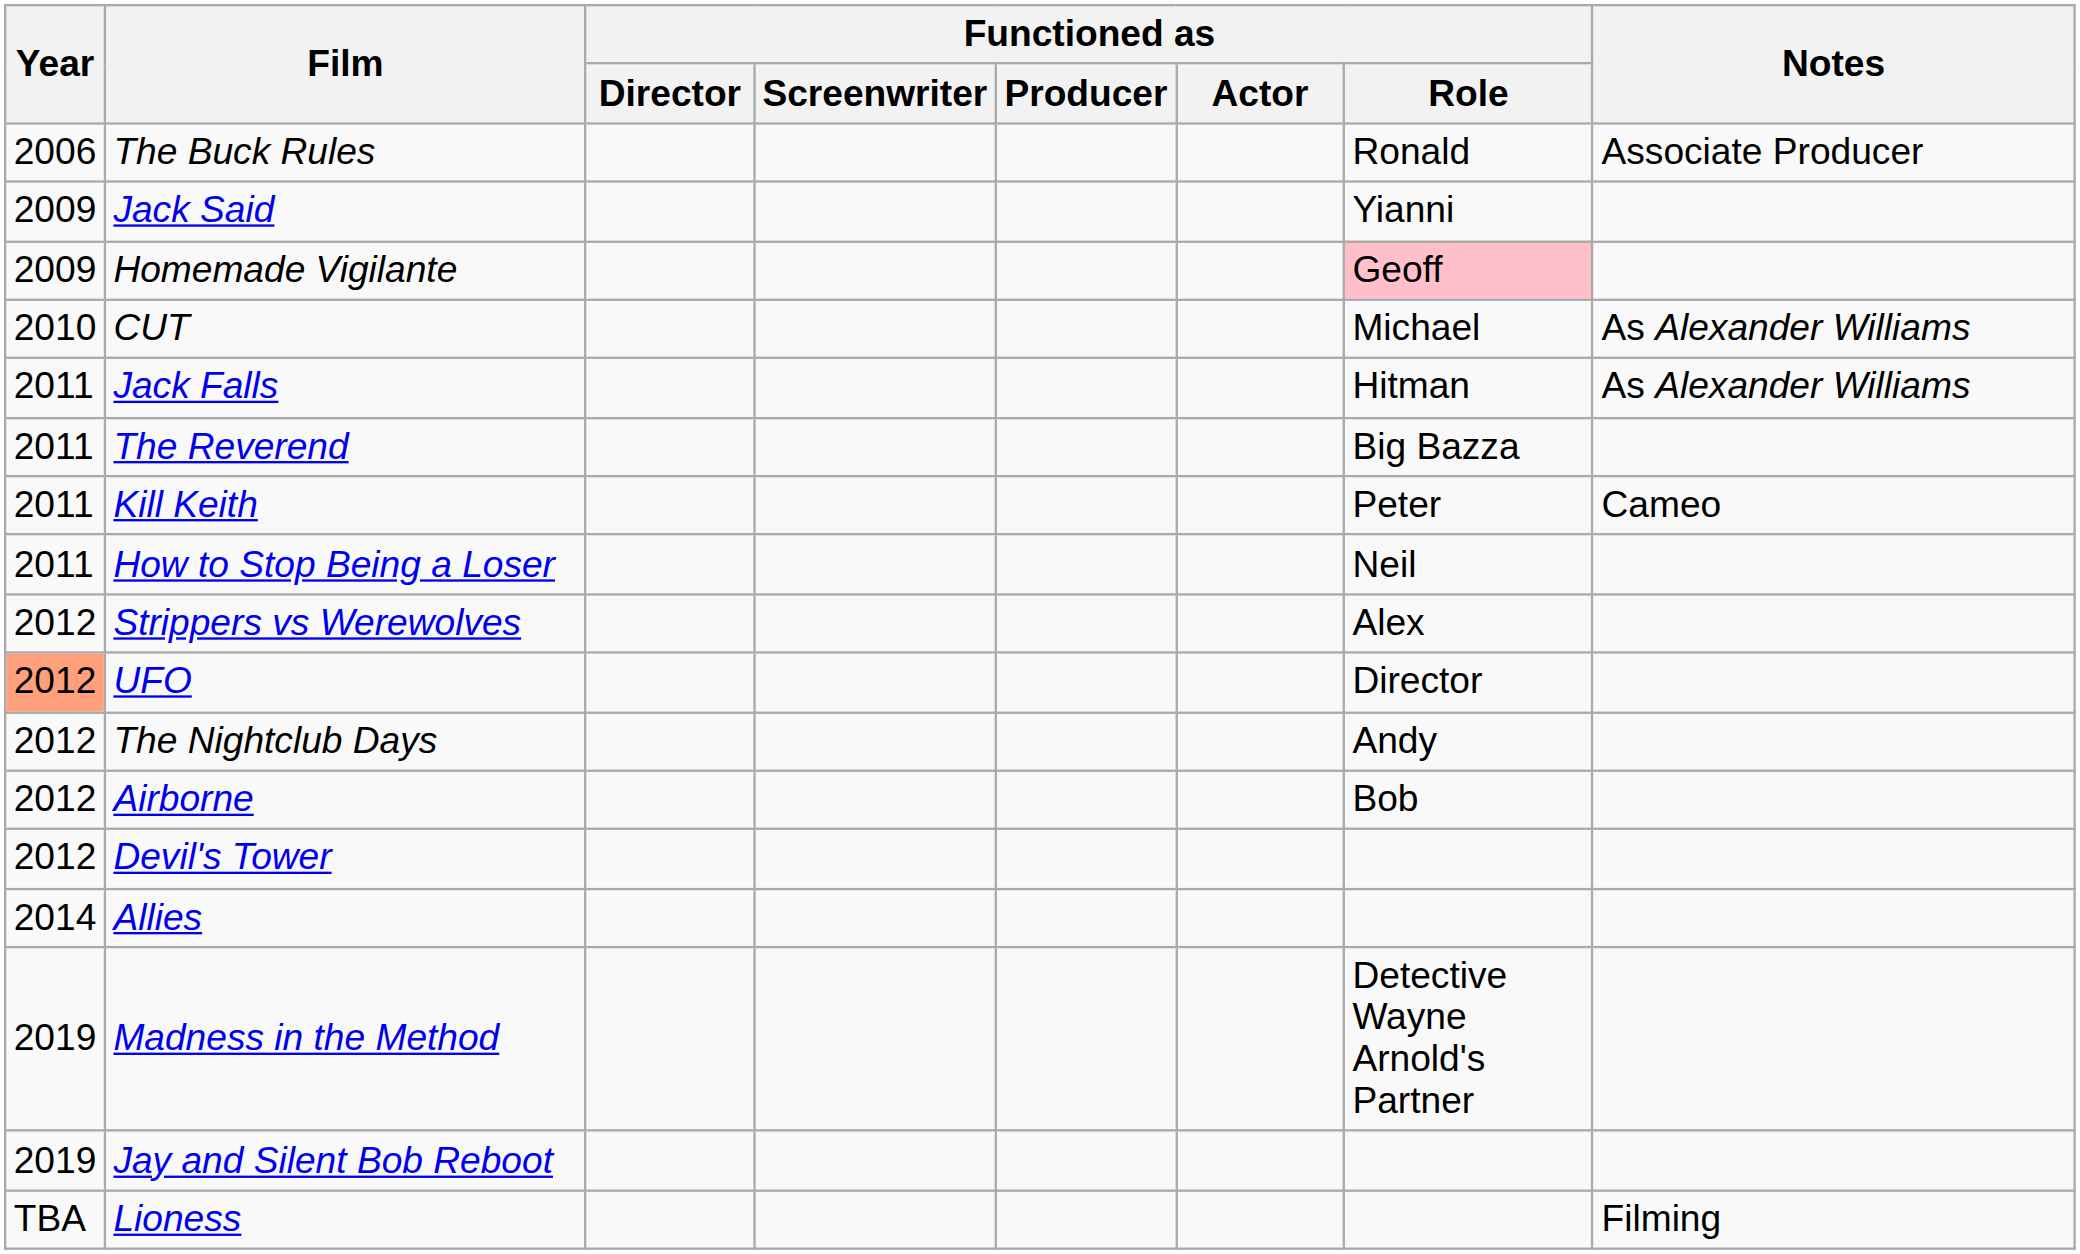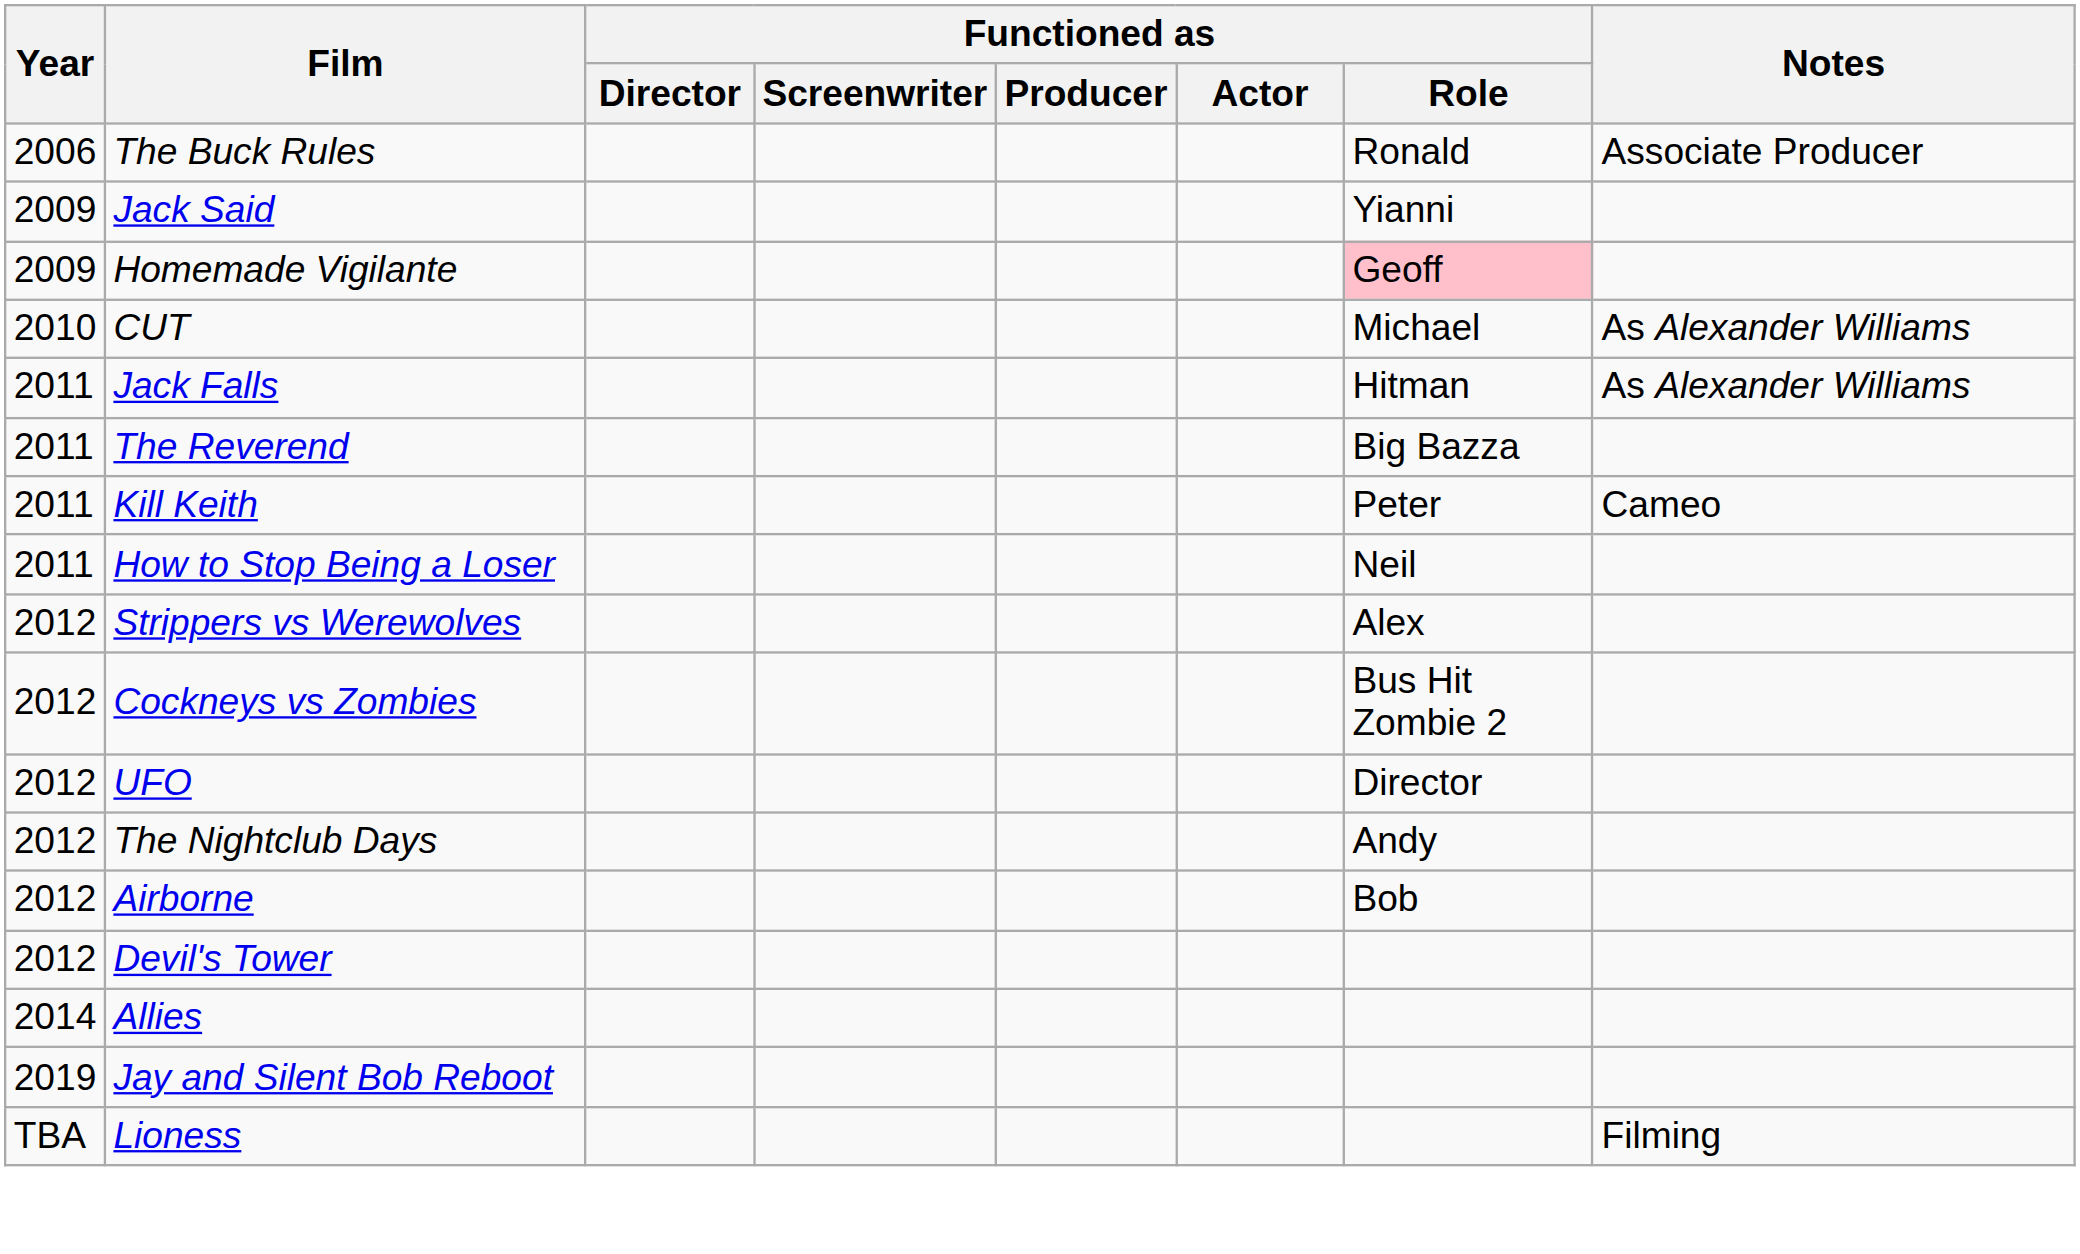+ row: (295, 702)
(55, 681) lightsalmon background -> (55, 782) no background
- row: (306, 1038)
